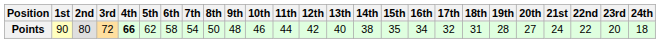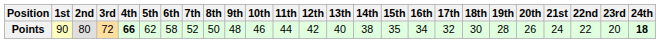(193, 29) 54 -> (193, 29) 52
(476, 29) 31 -> (476, 29) 30
(530, 29) 27 -> (530, 29) 26
(642, 29) normal -> (642, 29) bold
